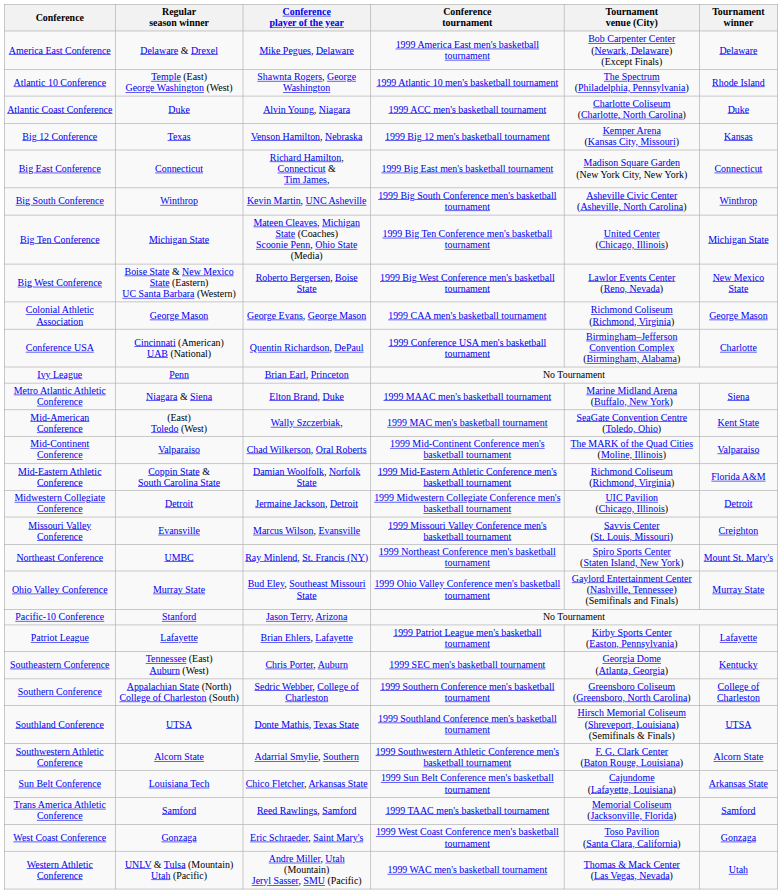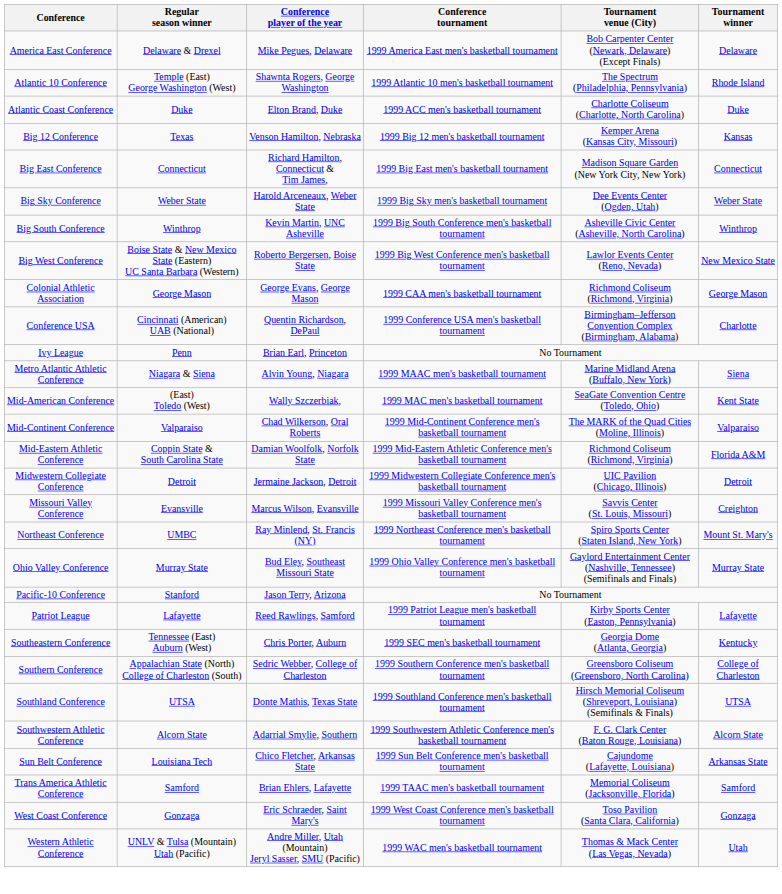(307, 109) Alvin Young, Niagara -> (305, 109) Elton Brand, Duke
+ row: (61, 201)
- row: (60, 239)
(307, 396) Elton Brand, Duke -> (305, 374) Alvin Young, Niagara
(307, 638) Brian Ehlers, Lafayette -> (305, 616) Reed Rawlings, Samford
(307, 811) Reed Rawlings, Samford -> (305, 788) Brian Ehlers, Lafayette
